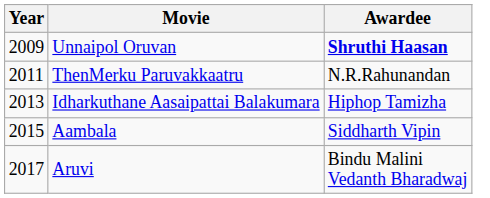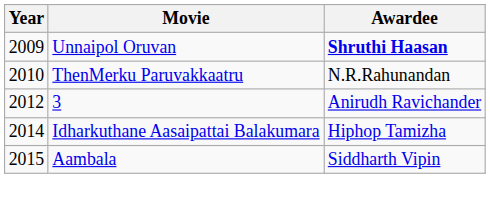(26, 74) 2011 -> (26, 74) 2010
+ row: (57, 103)
(26, 103) 2013 -> (26, 131) 2014
- row: (73, 169)
